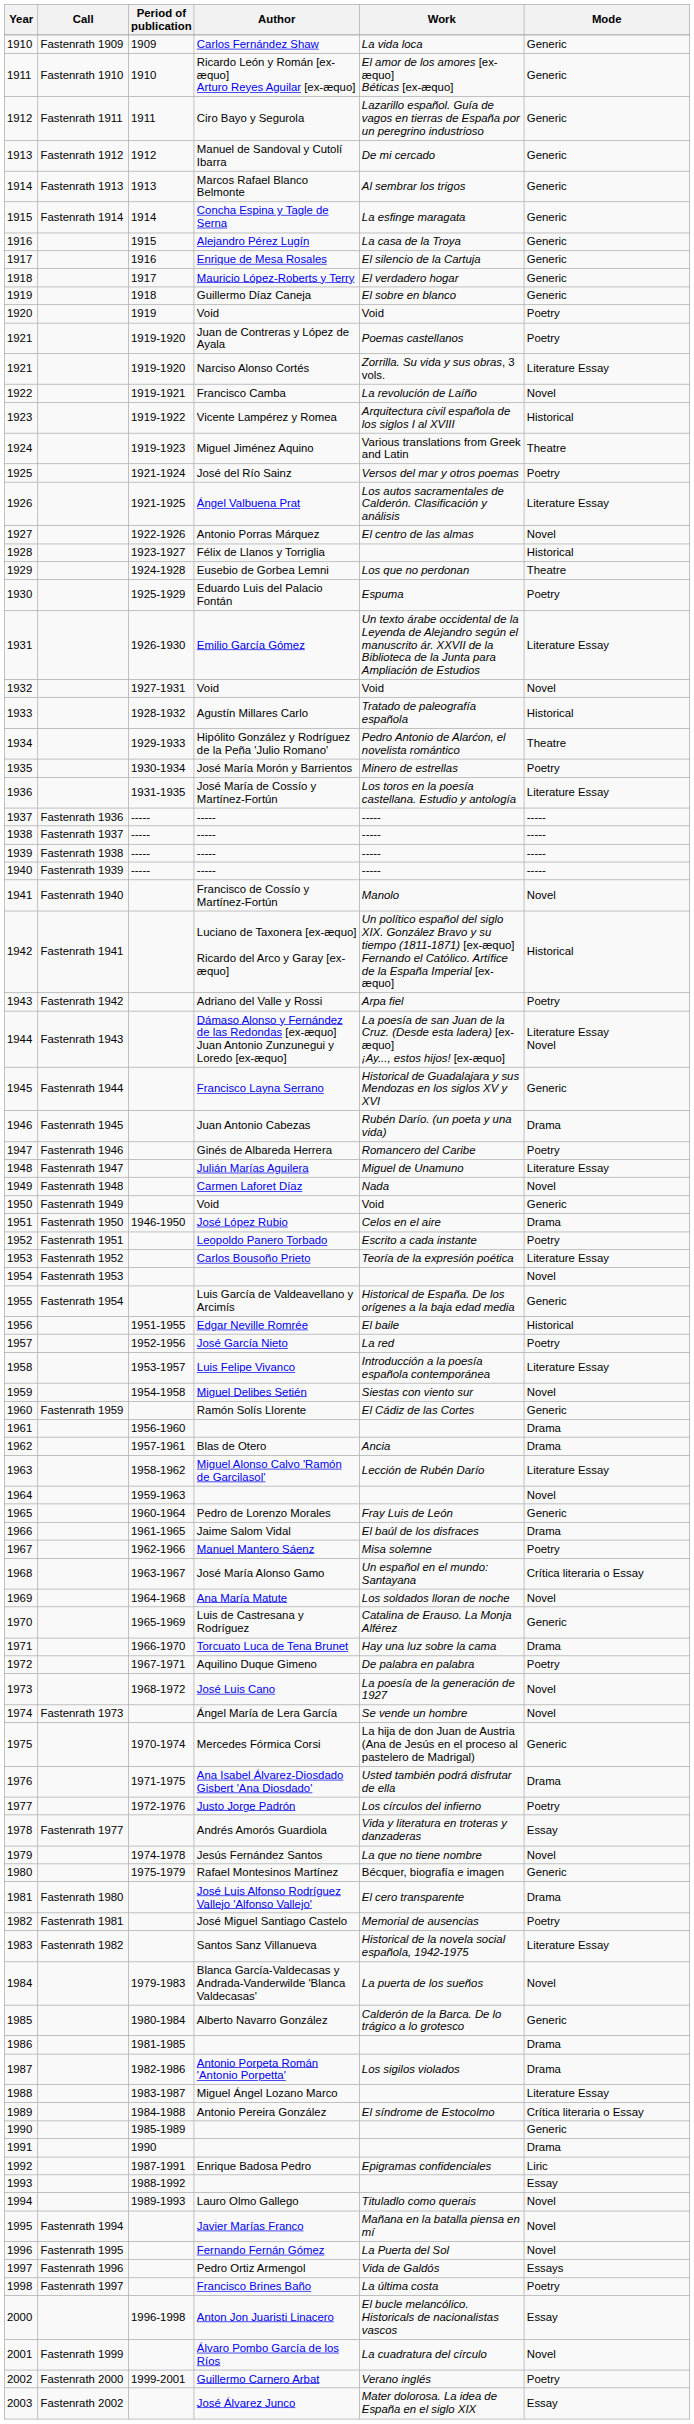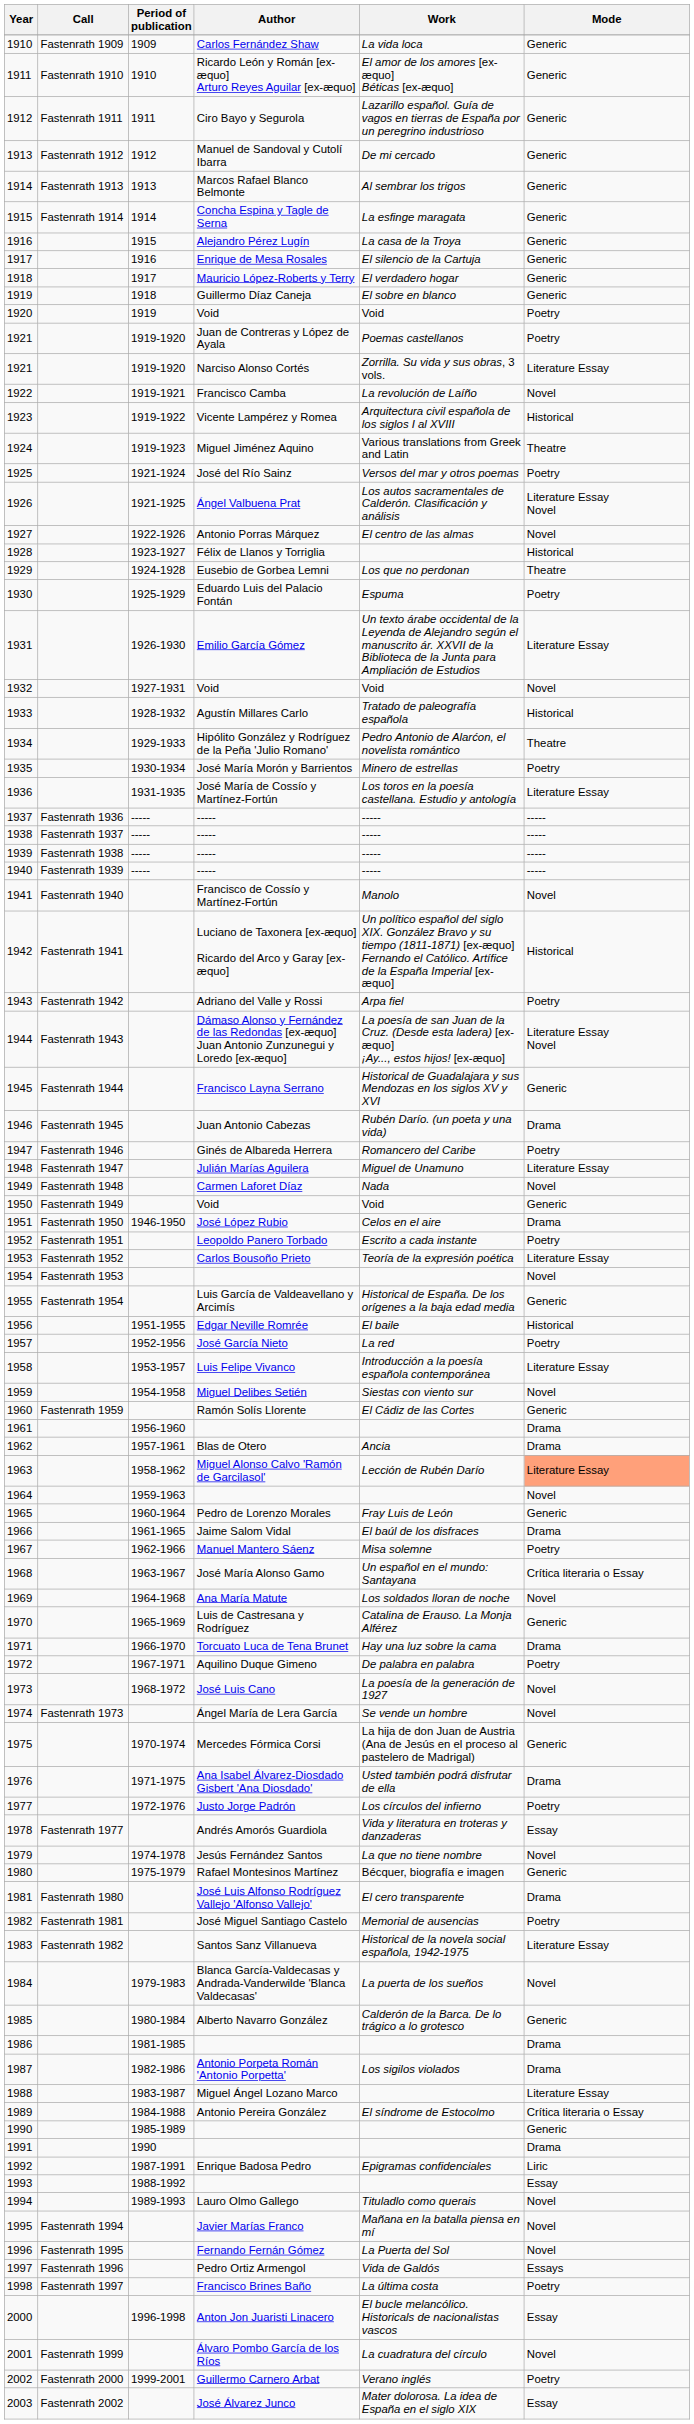(568, 503) Literature Essay -> (568, 503) Literature Essay Novel
(568, 1470) no background -> (568, 1470) lightsalmon background
